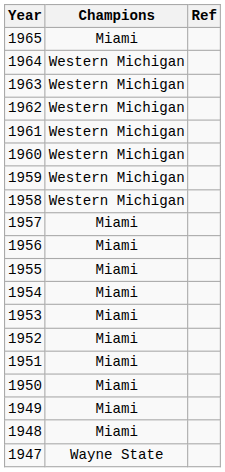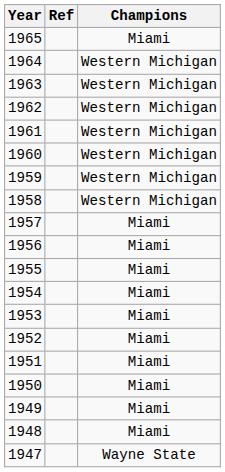columns swapped: (117, 16) <-> (204, 16)
